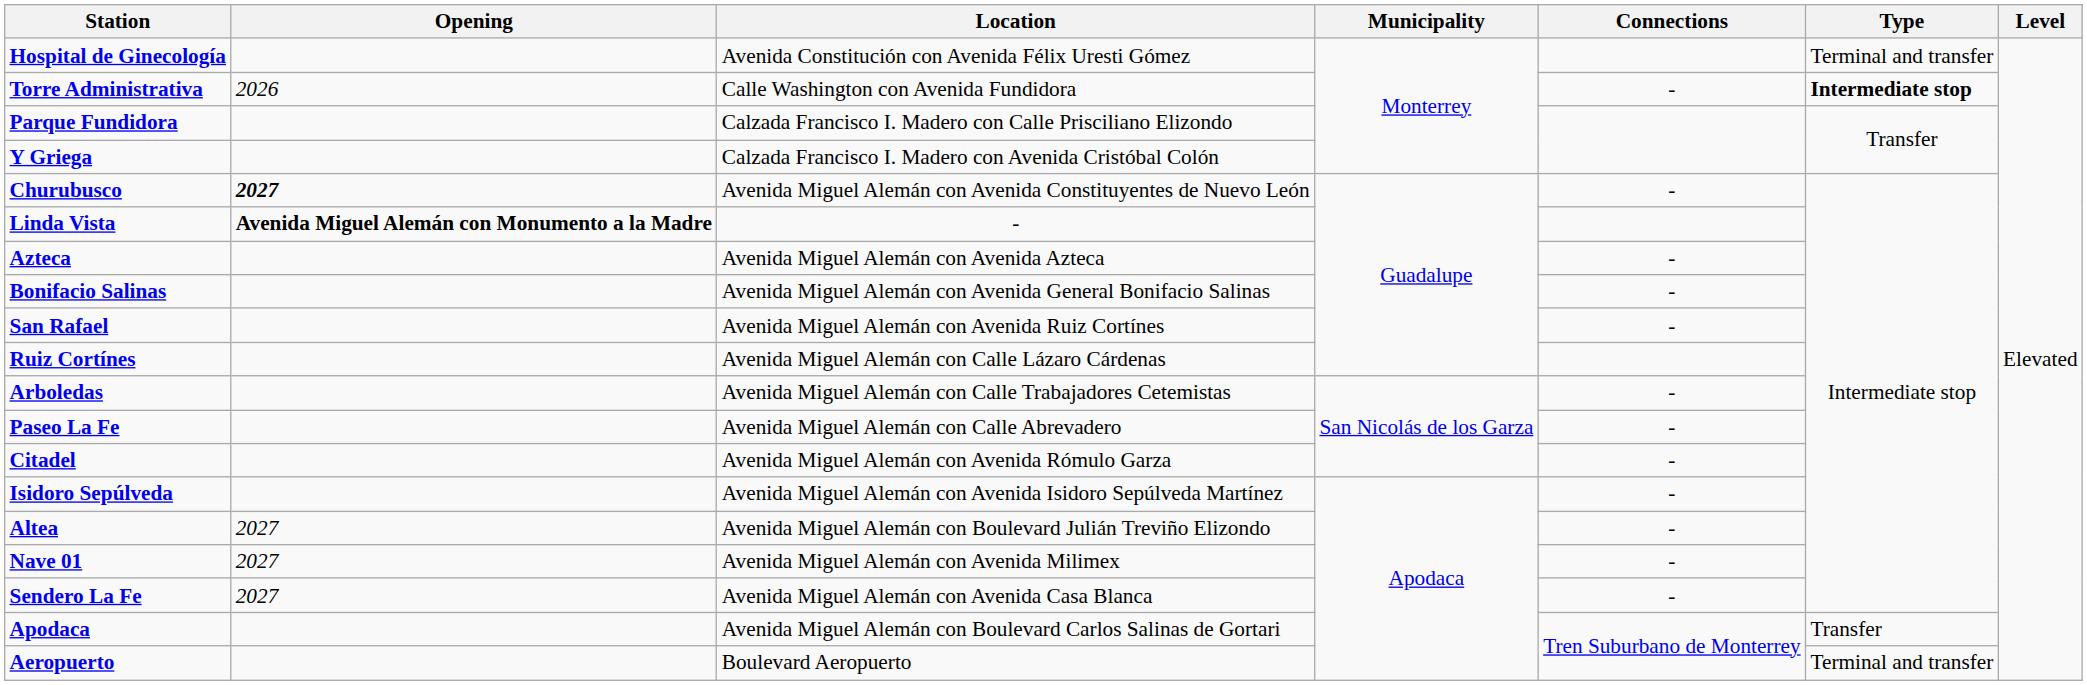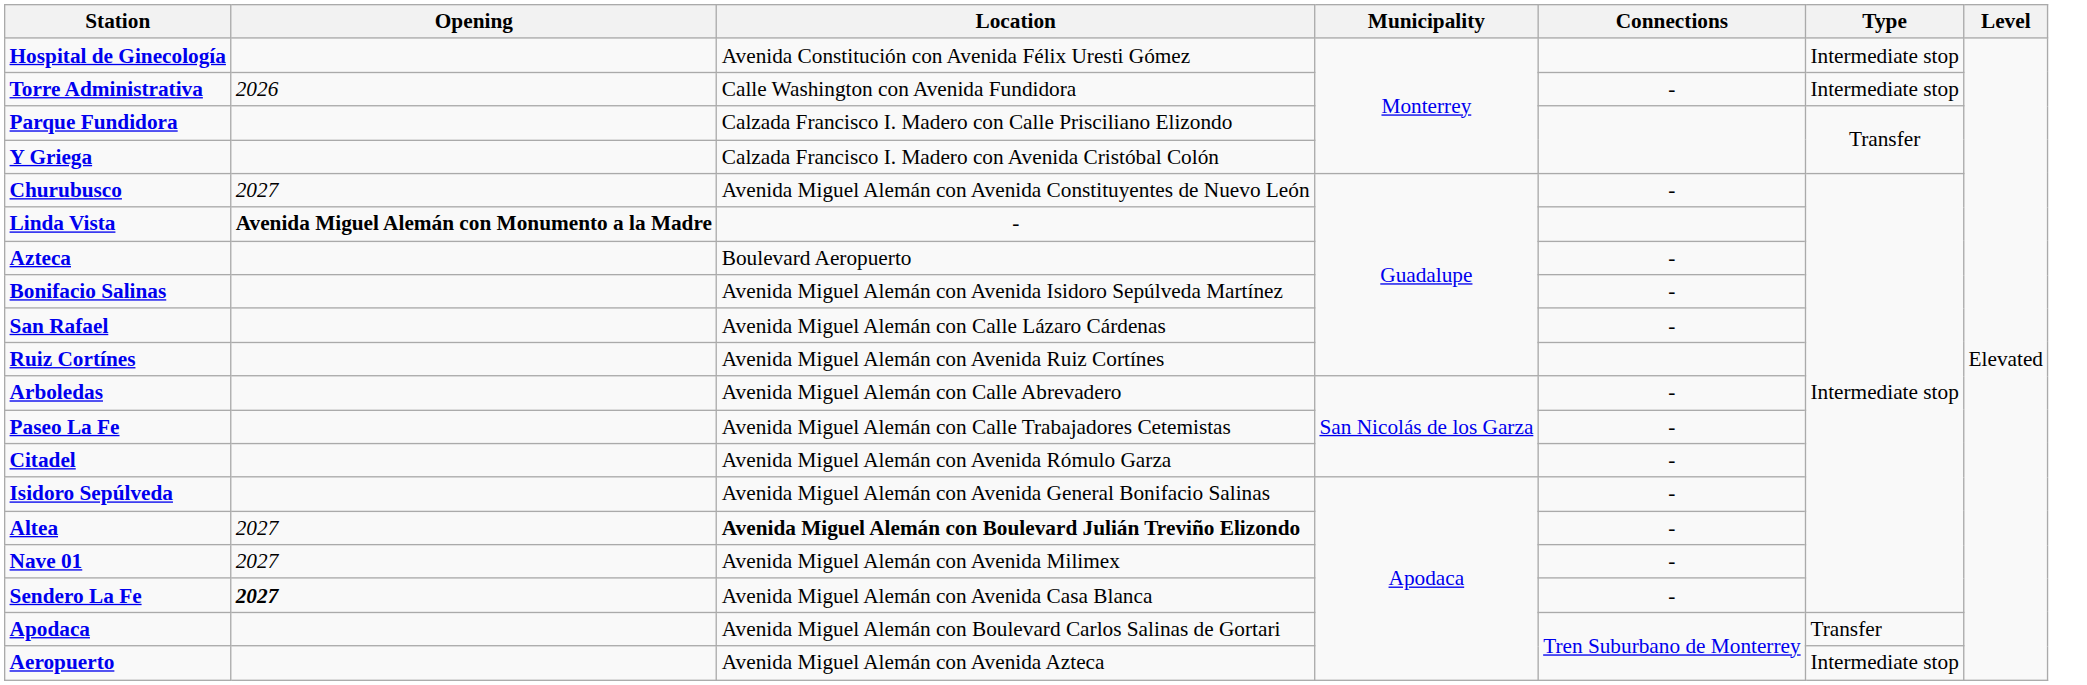(1902, 55) Terminal and transfer -> (1885, 55) Intermediate stop
(1891, 88) bold -> (1885, 88) normal
(257, 190) bold -> (257, 190) normal
(913, 257) Avenida Miguel Alemán con Avenida Azteca -> (817, 257) Boulevard Aeropuerto
(996, 291) Avenida Miguel Alemán con Avenida General Bonifacio Salinas -> (1002, 291) Avenida Miguel Alemán con Avenida Isidoro Sepúlveda Martínez
(943, 325) Avenida Miguel Alemán con Avenida Ruiz Cortínes -> (944, 325) Avenida Miguel Alemán con Calle Lázaro Cárdenas
(944, 358) Avenida Miguel Alemán con Calle Lázaro Cárdenas -> (943, 358) Avenida Miguel Alemán con Avenida Ruiz Cortínes
(976, 392) Avenida Miguel Alemán con Calle Trabajadores Cetemistas -> (922, 392) Avenida Miguel Alemán con Calle Abrevadero
(922, 426) Avenida Miguel Alemán con Calle Abrevadero -> (976, 426) Avenida Miguel Alemán con Calle Trabajadores Cetemistas
(1002, 493) Avenida Miguel Alemán con Avenida Isidoro Sepúlveda Martínez -> (996, 493) Avenida Miguel Alemán con Avenida General Bonifacio Salinas
(996, 527) normal -> (1011, 527) bold
(257, 595) normal -> (257, 595) bold
(817, 662) Boulevard Aeropuerto -> (913, 662) Avenida Miguel Alemán con Avenida Azteca
(1902, 662) Terminal and transfer -> (1885, 662) Intermediate stop
